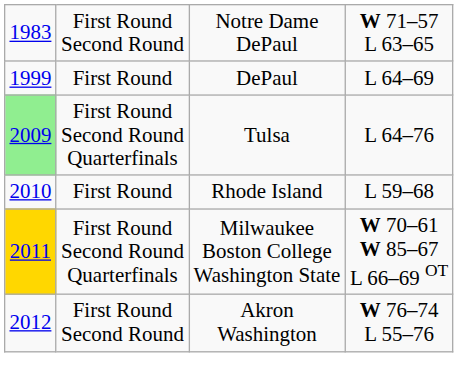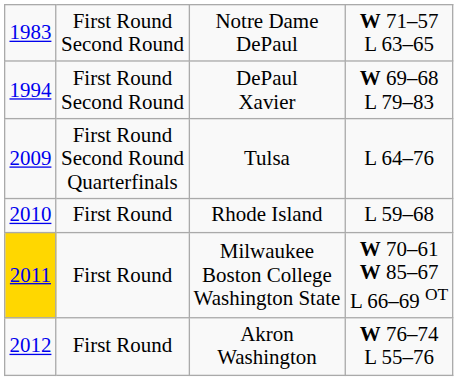+ row: (267, 89)
- row: (267, 77)
(30, 134) lightgreen background -> (30, 158) no background
(122, 251) First Round Second Round Quarterfinals -> (122, 274) First Round
(122, 322) First Round Second Round -> (122, 346) First Round
